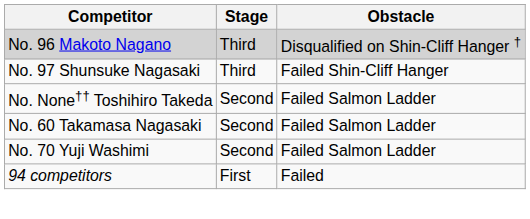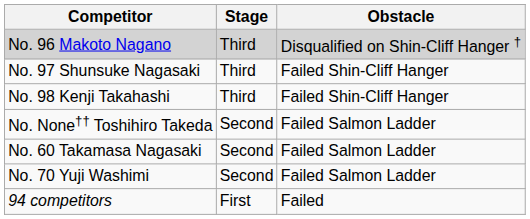+ row: (89, 96)
